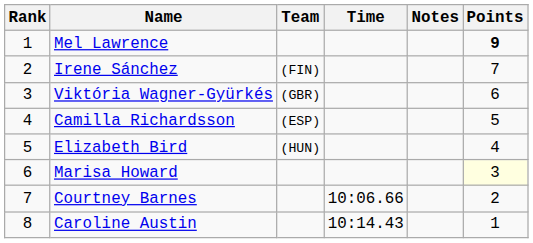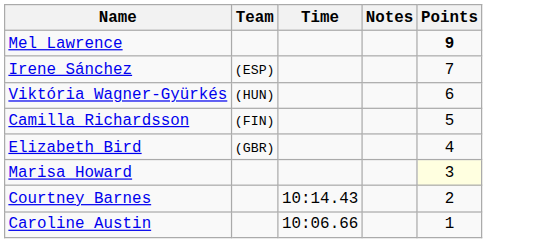- column: (27, 18)
(300, 70) (FIN) -> (255, 70) (ESP)
(300, 96) (GBR) -> (255, 96) (HUN)
(300, 122) (ESP) -> (255, 122) (FIN)
(300, 147) (HUN) -> (255, 147) (GBR)
(366, 198) 10:06.66 -> (320, 198) 10:14.43
(366, 224) 10:14.43 -> (320, 224) 10:06.66
